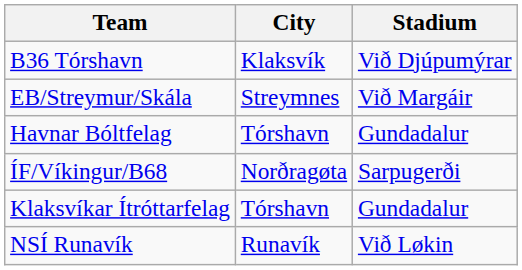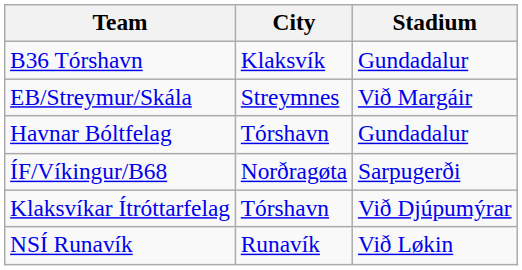(435, 60) Við Djúpumýrar -> (413, 60) Gundadalur
(413, 208) Gundadalur -> (435, 208) Við Djúpumýrar
